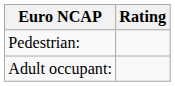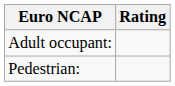rows swapped: (60, 68) <-> (44, 42)
